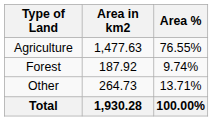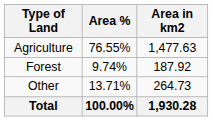columns swapped: (118, 21) <-> (181, 21)
